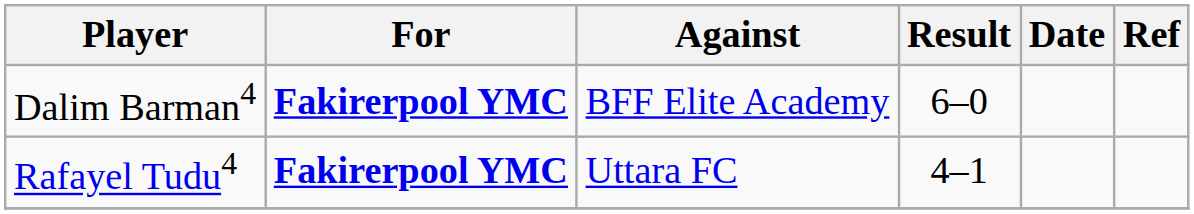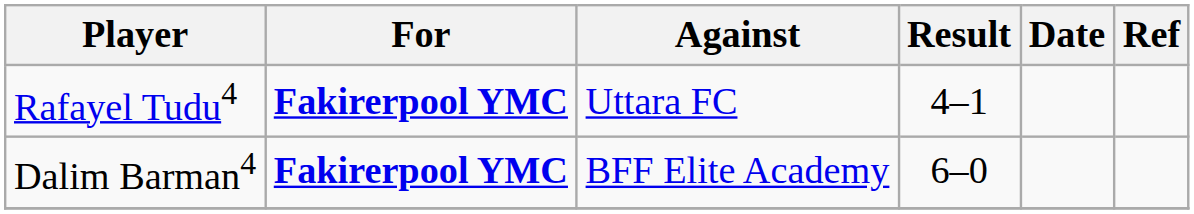rows swapped: (135, 100) <-> (126, 171)
